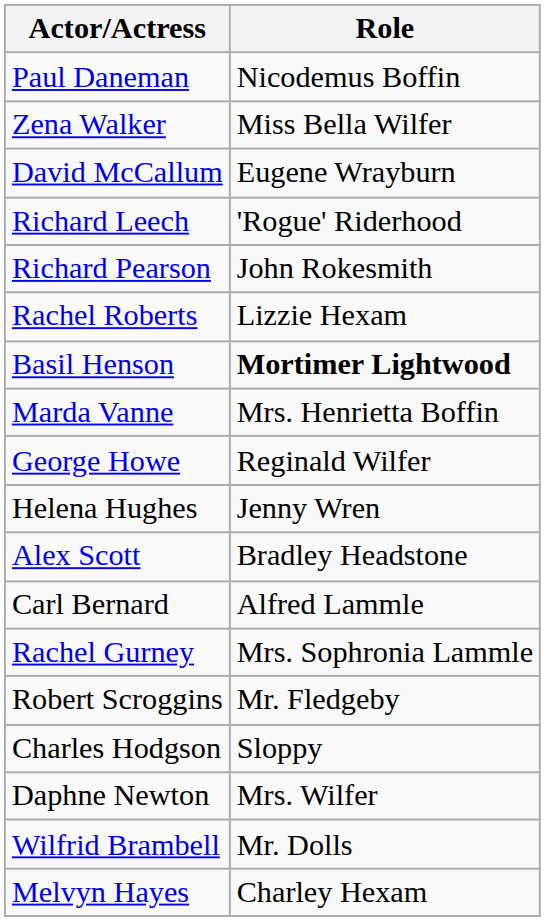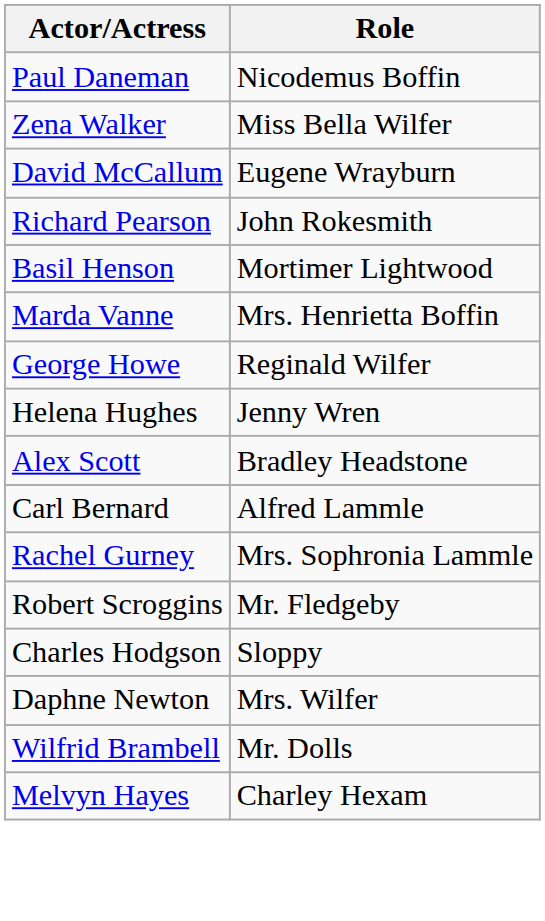- row: (100, 220)
- row: (105, 316)
(374, 364) bold -> (365, 268) normal
